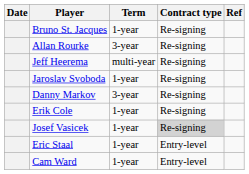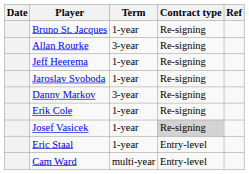(134, 62) multi-year -> (125, 62) 1-year
(125, 161) 1-year -> (134, 161) multi-year
